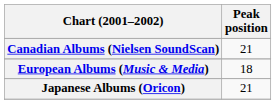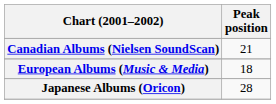(246, 88) 21 -> (246, 88) 28
